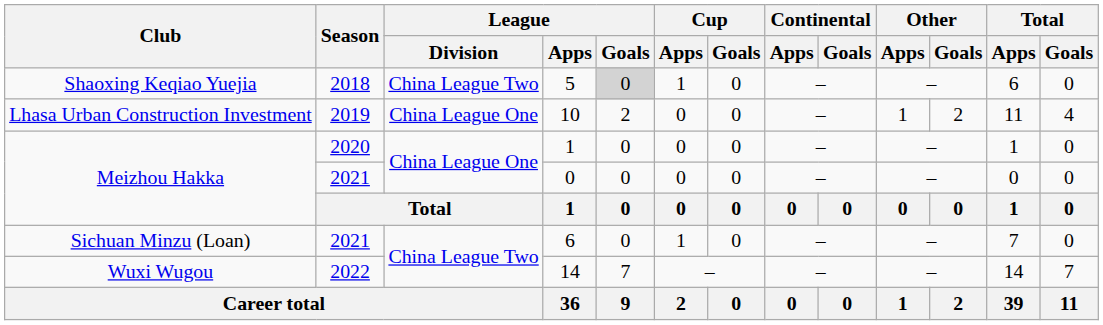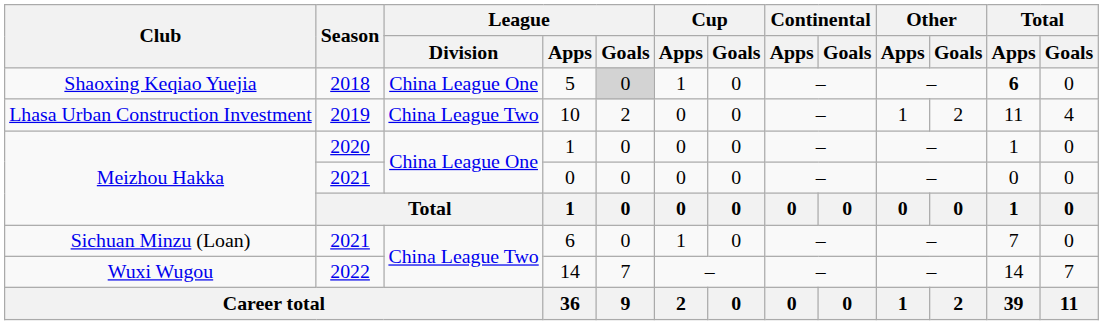(464, 83) China League Two -> (464, 83) China League One
(1014, 83) normal -> (1014, 83) bold
(464, 114) China League One -> (464, 114) China League Two
